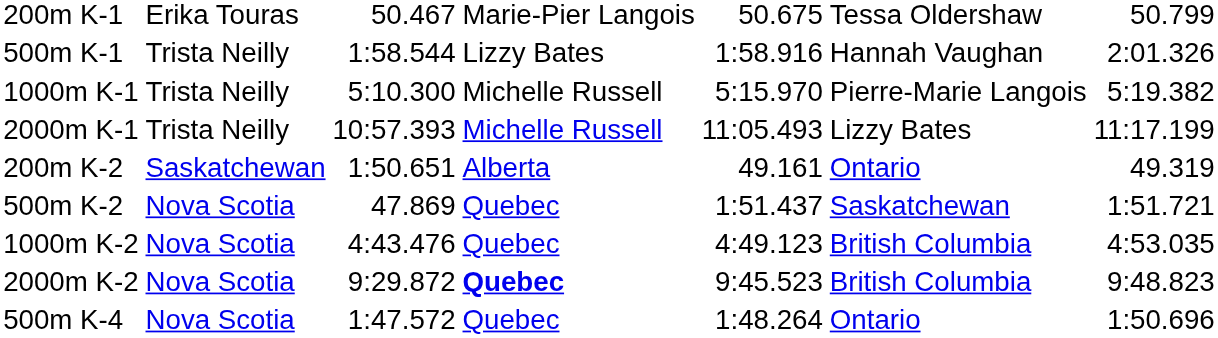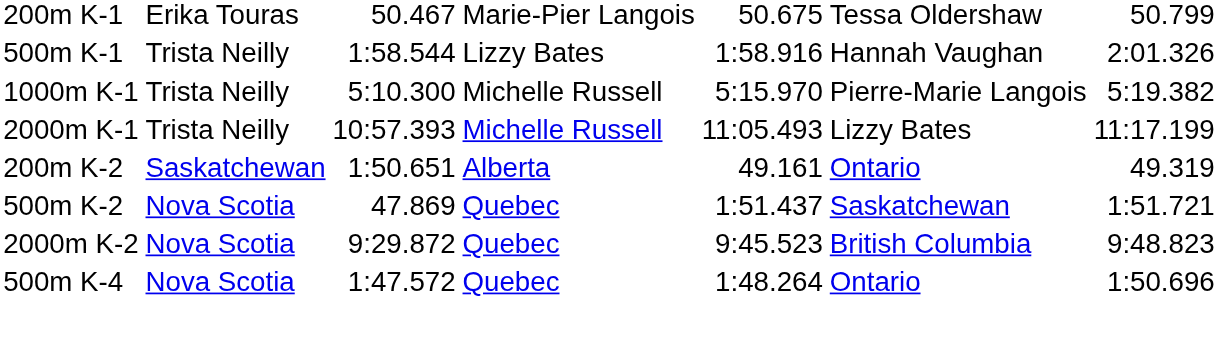- row: (71, 243)
(513, 281) bold -> (511, 243) normal
